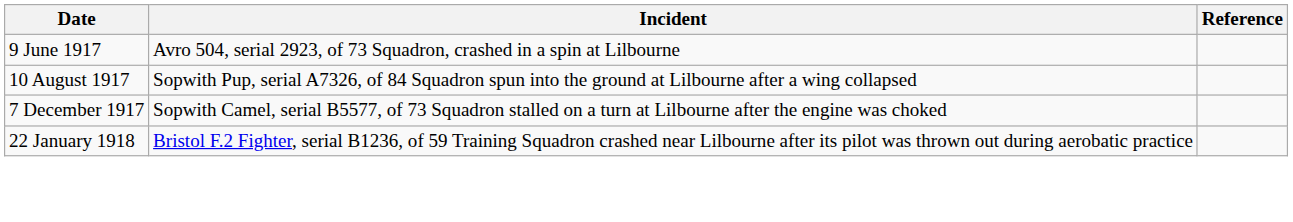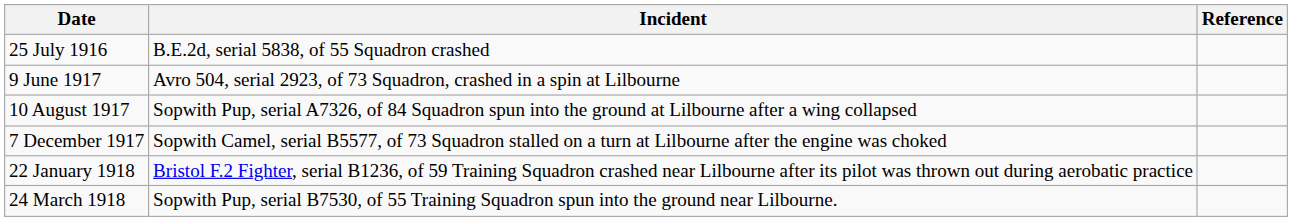+ row: (58, 49)
+ row: (67, 200)
